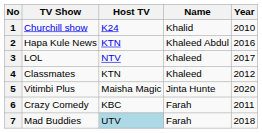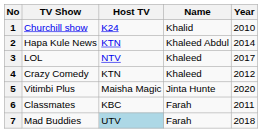(244, 43) 2016 -> (244, 43) 2014
(50, 74) Classmates -> (56, 74) Crazy Comedy
(56, 105) Crazy Comedy -> (50, 105) Classmates
